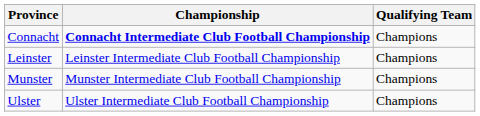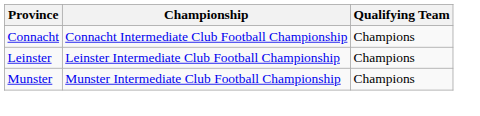(218, 36) bold -> (206, 36) normal
- row: (24, 100)
